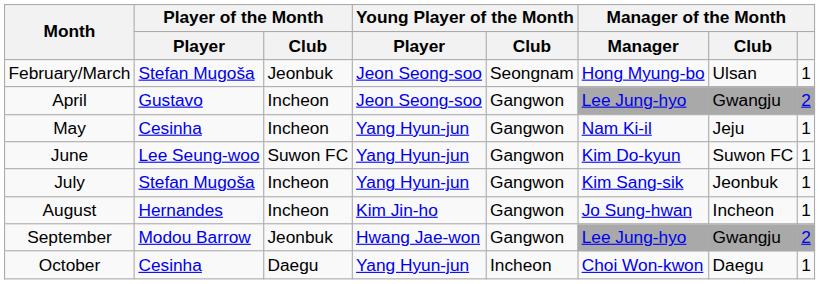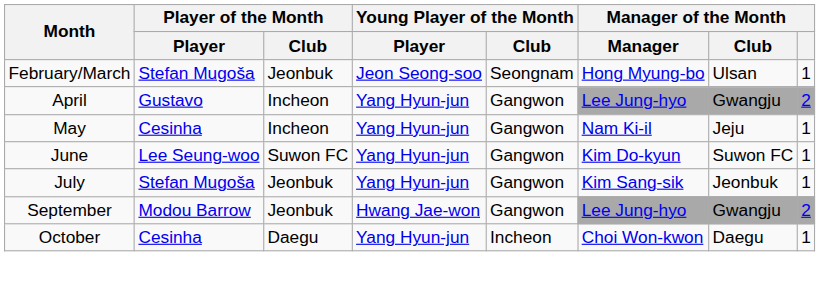(419, 100) Jeon Seong-soo -> (413, 100) Yang Hyun-jun
(298, 182) Incheon -> (300, 182) Jeonbuk
- row: (69, 210)
